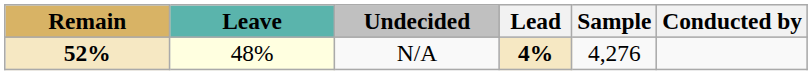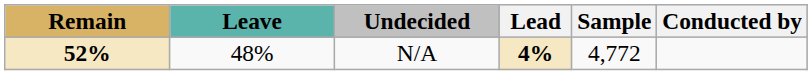(252, 53) lightyellow background -> (252, 53) no background
(614, 53) 4,276 -> (614, 53) 4,772
